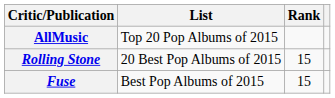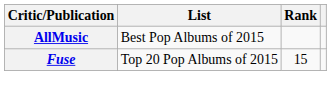(199, 37) Top 20 Pop Albums of 2015 -> (192, 37) Best Pop Albums of 2015
- row: (61, 59)
(192, 81) Best Pop Albums of 2015 -> (199, 59) Top 20 Pop Albums of 2015
